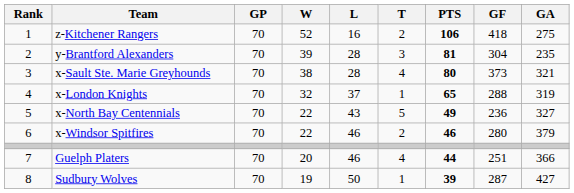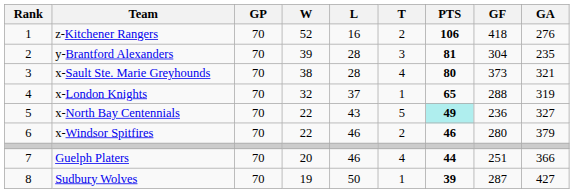(545, 34) 275 -> (545, 34) 276
(450, 113) no background -> (450, 113) paleturquoise background
